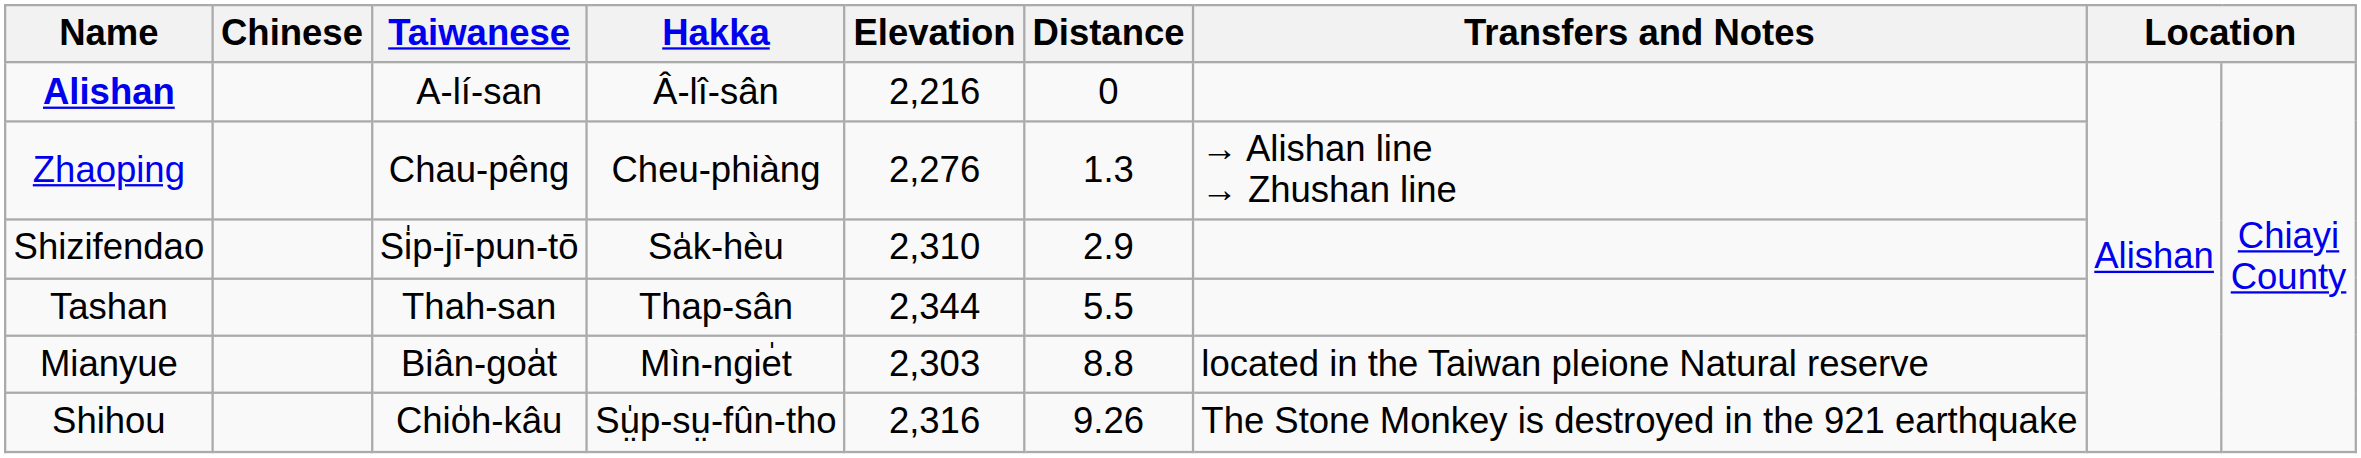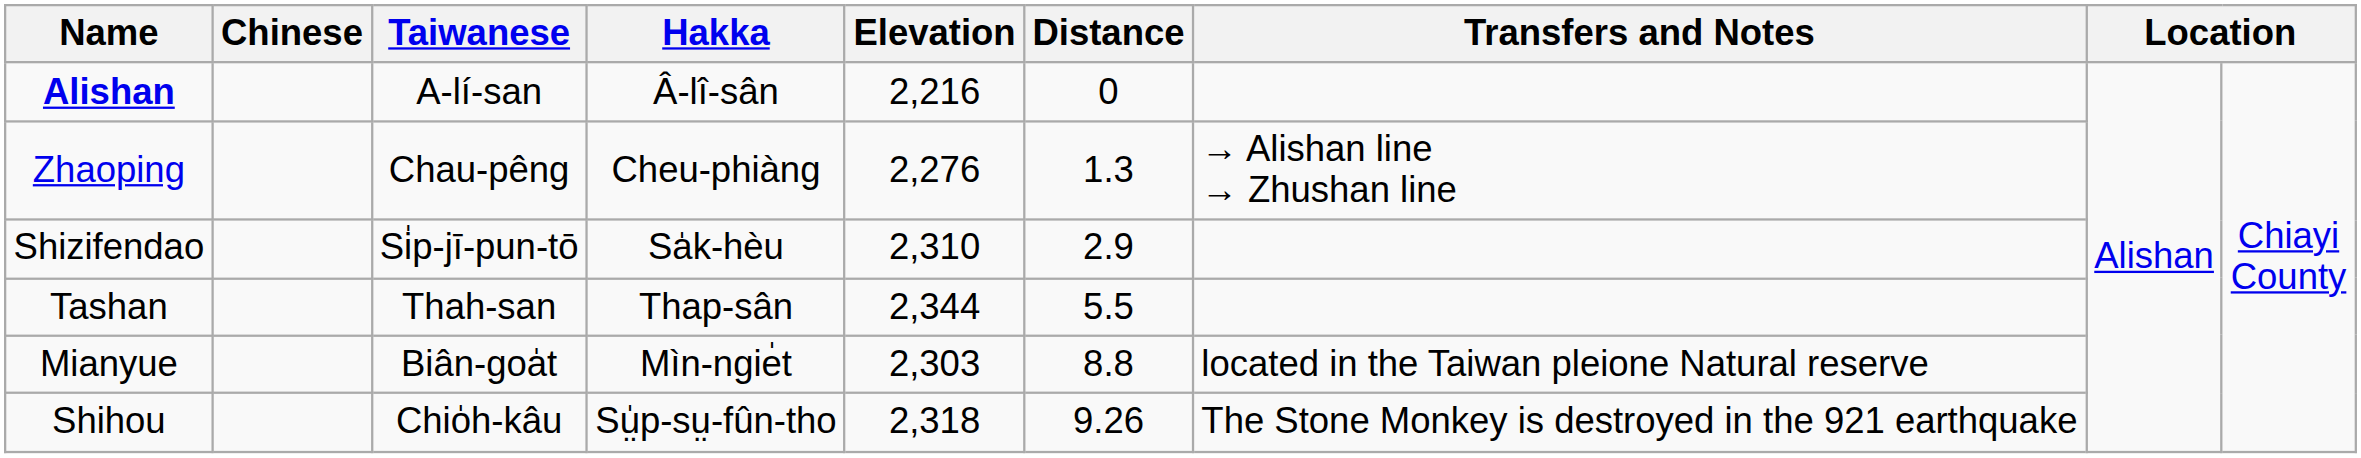(935, 421) 2,316 -> (935, 421) 2,318
